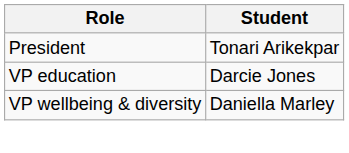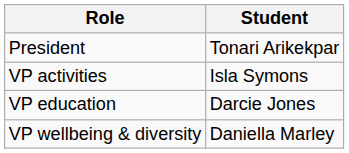+ row: (58, 76)
